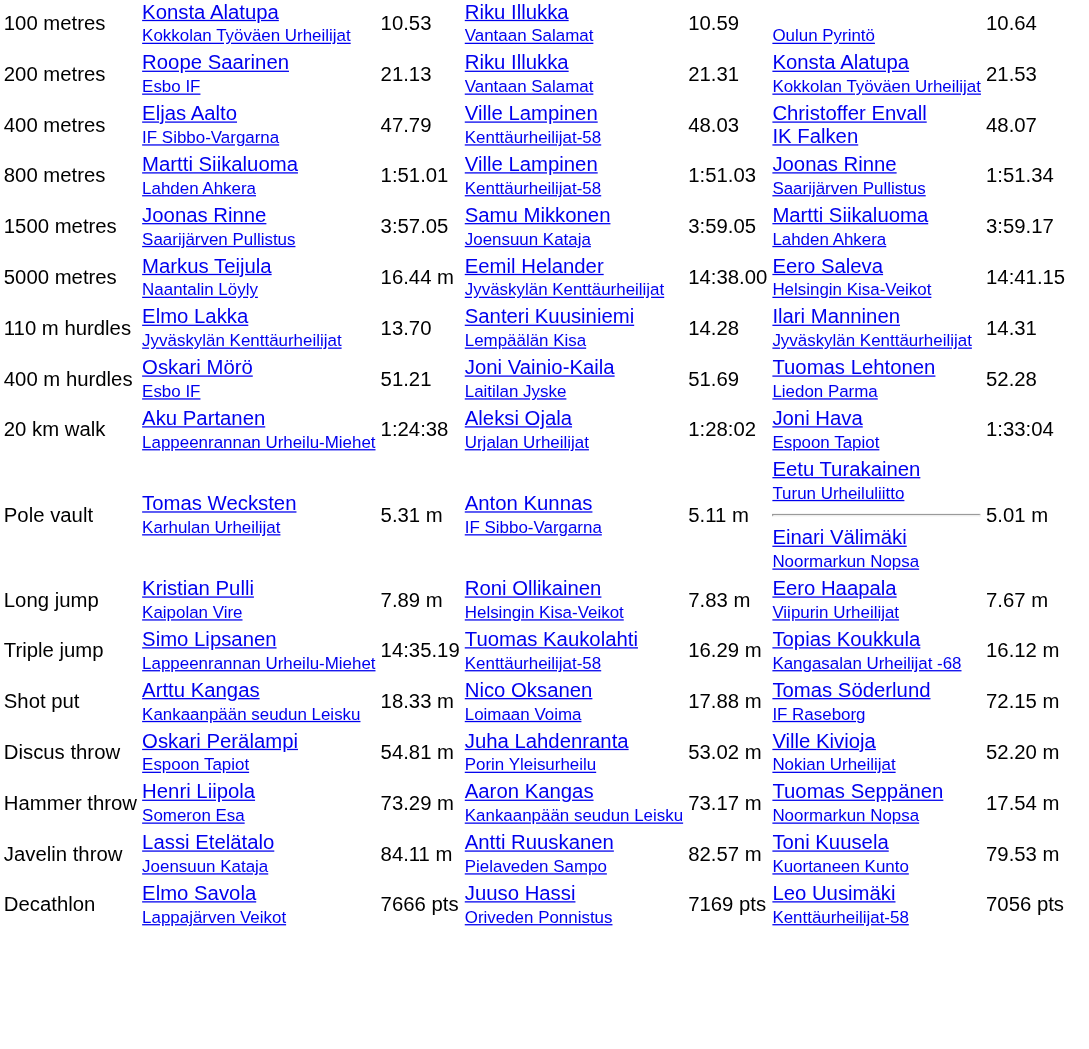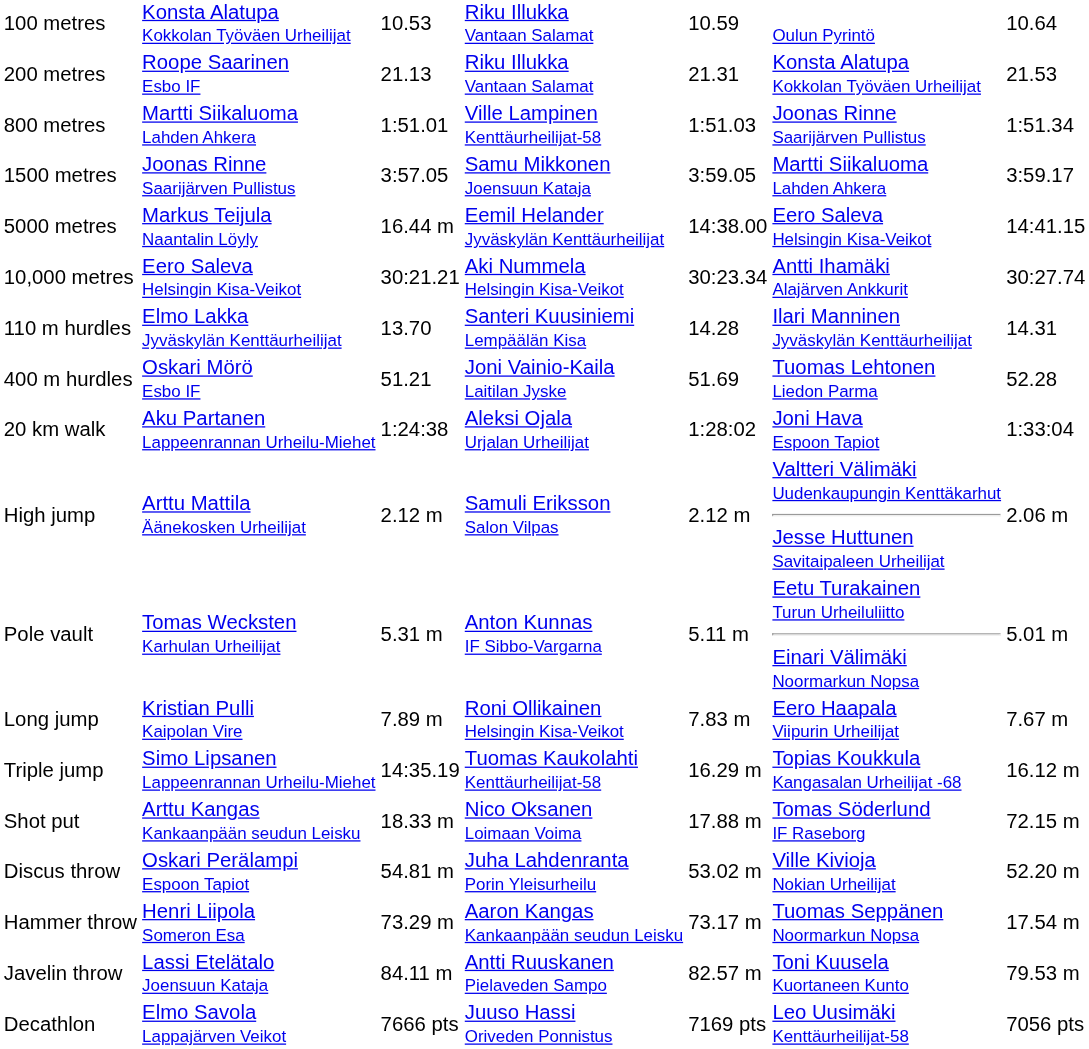- row: (55, 125)
+ row: (69, 277)
+ row: (50, 515)
